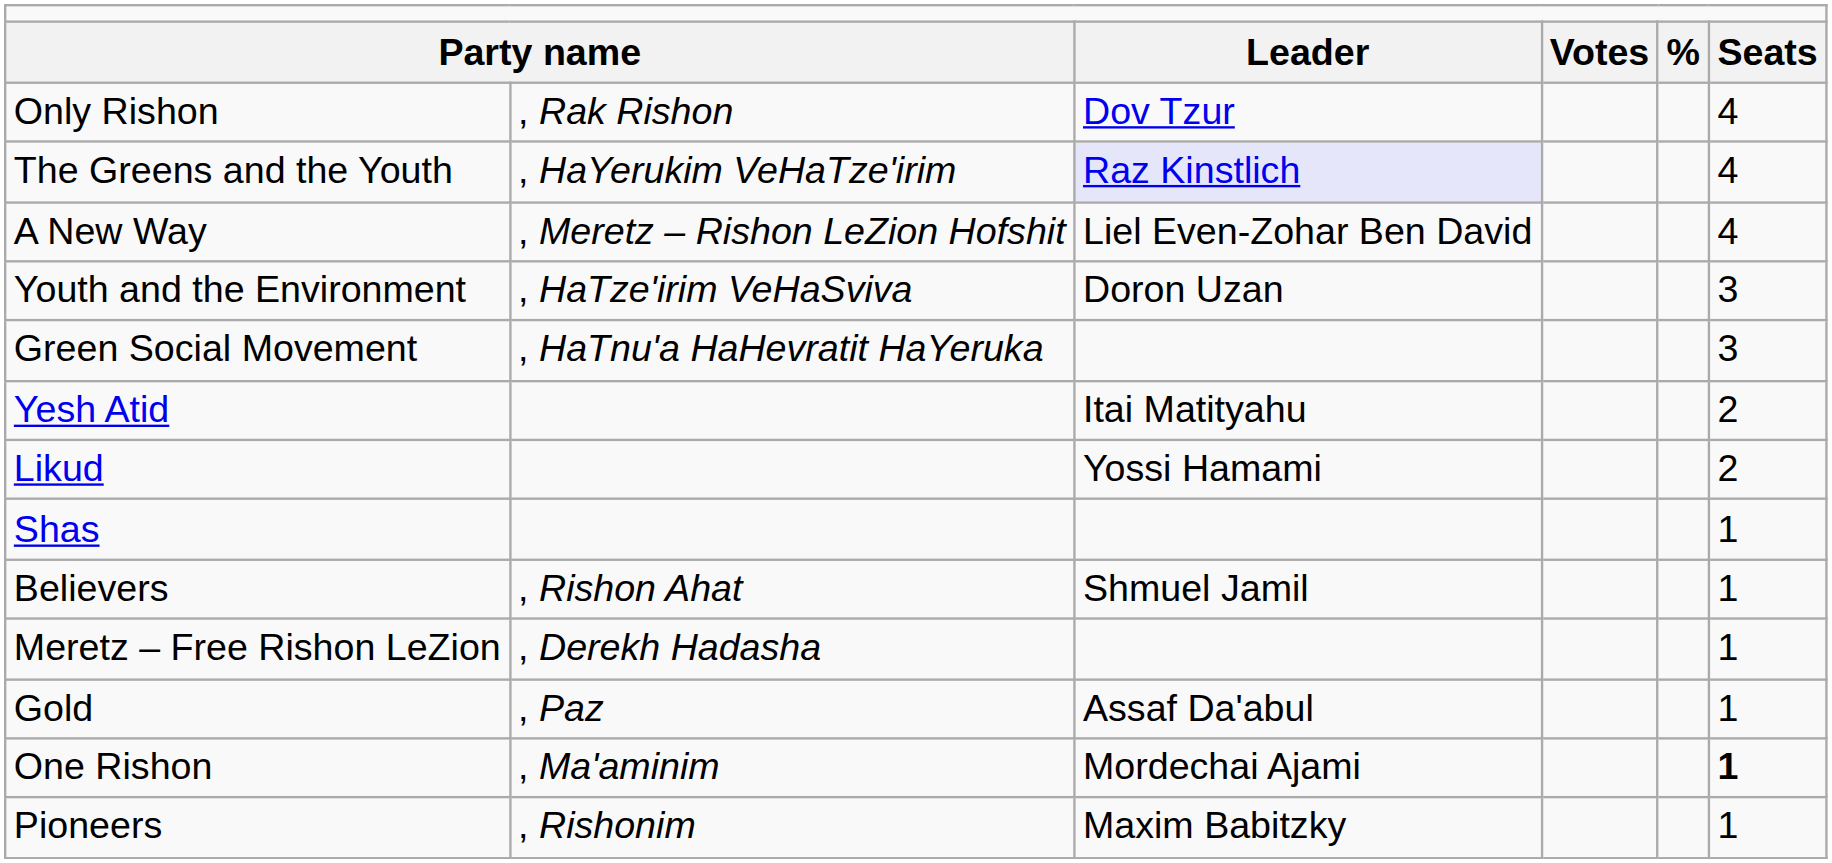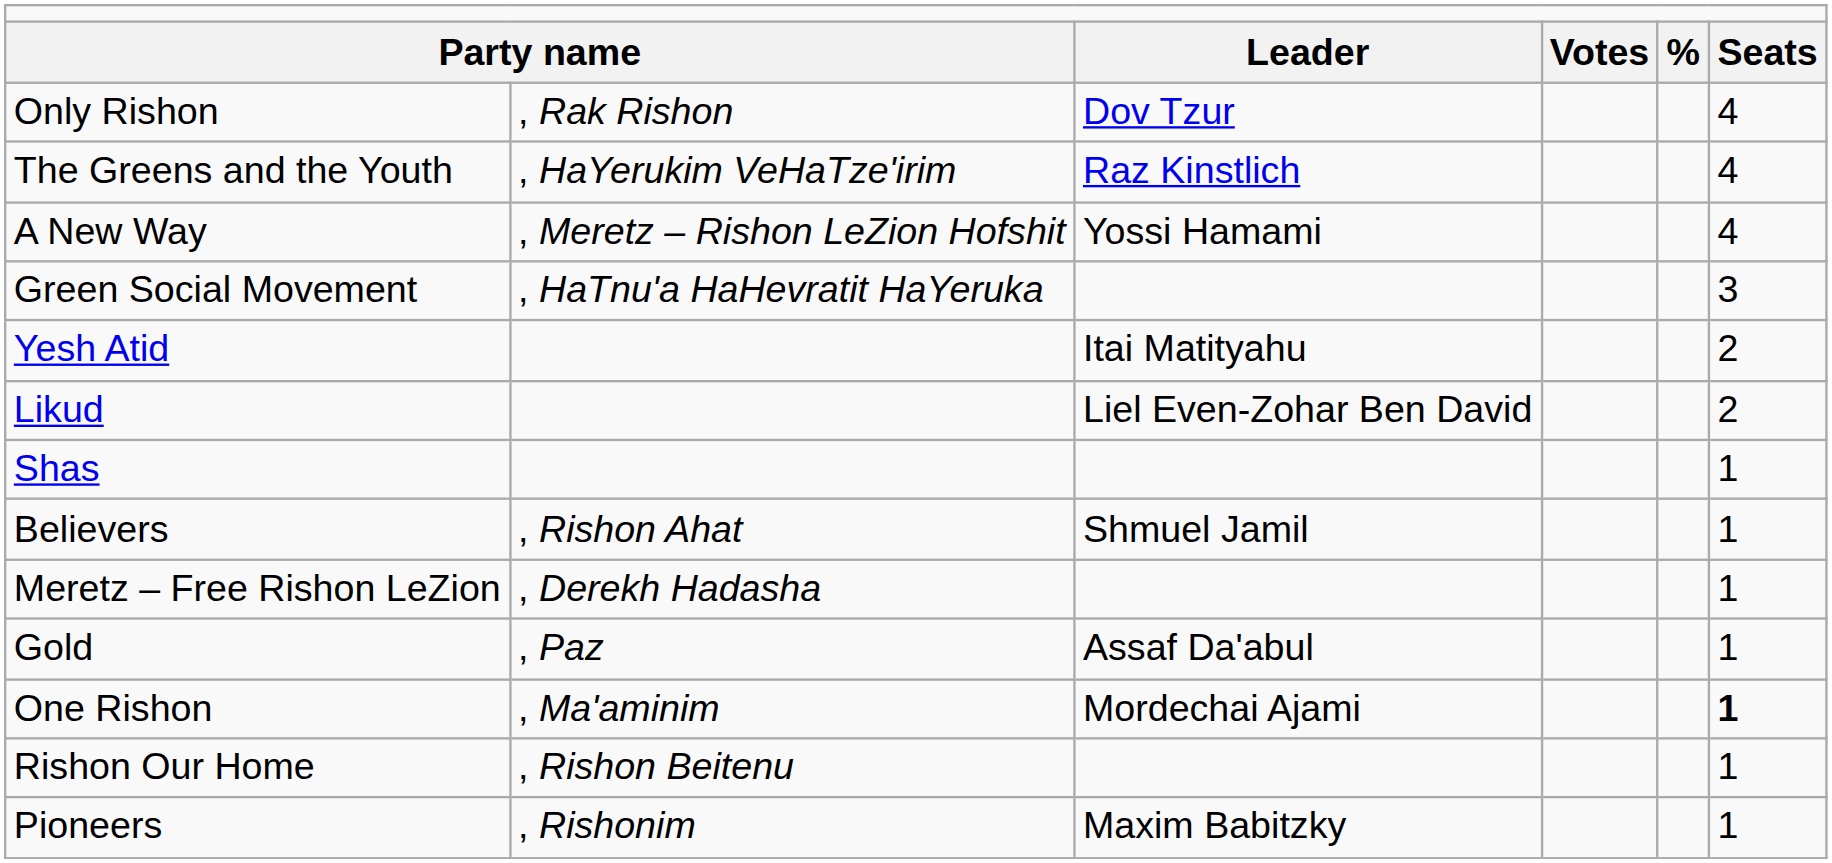(1192, 170) lavender background -> (1192, 170) no background
(1308, 230) Liel Even-Zohar Ben David -> (1202, 230) Yossi Hamami
- row: (240, 290)
(1202, 469) Yossi Hamami -> (1308, 409) Liel Even-Zohar Ben David
+ row: (164, 767)
